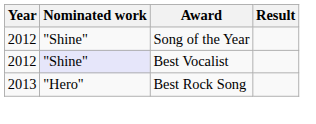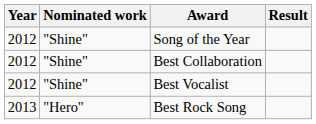+ row: (208, 61)
(65, 61) lavender background -> (65, 84) no background
